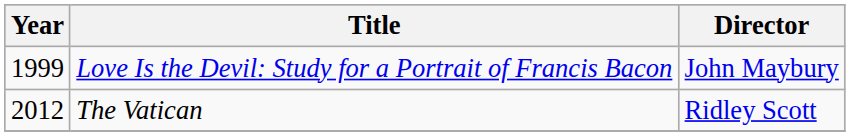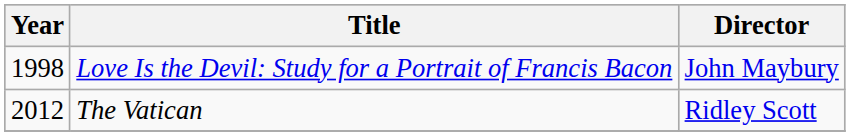(38, 67) 1999 -> (38, 67) 1998
